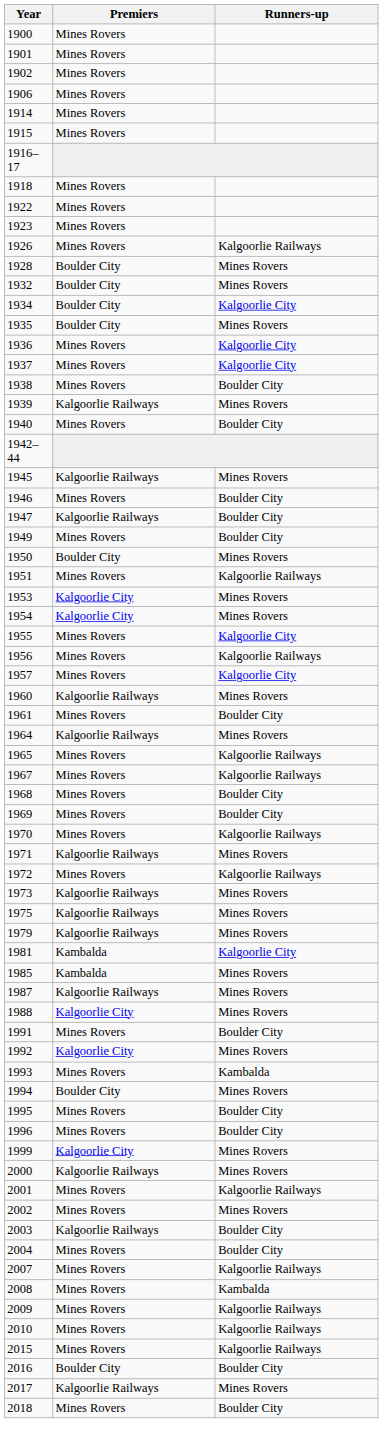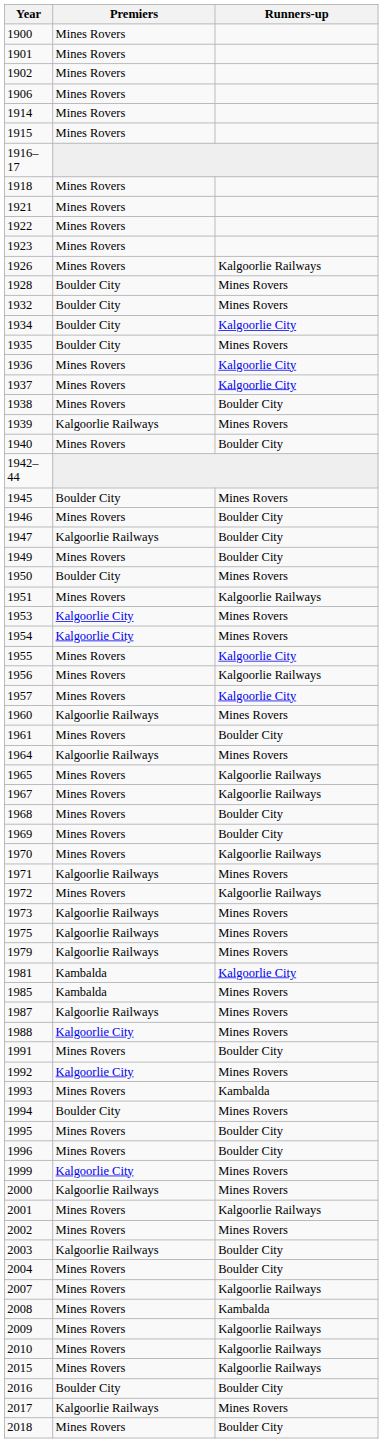+ row: (20, 206)
(107, 477) Kalgoorlie Railways -> (88, 497) Boulder City
